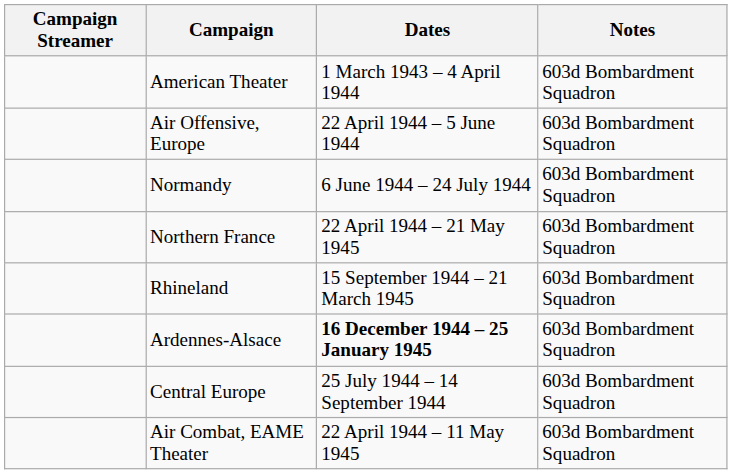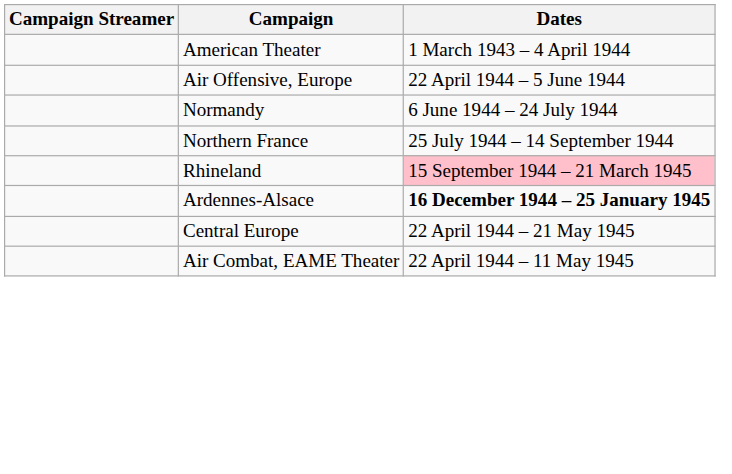- column: (632, 30)
(413, 236) 22 April 1944 – 21 May 1945 -> (541, 140) 25 July 1944 – 14 September 1944
(414, 288) no background -> (550, 170) pink background
(390, 391) 25 July 1944 – 14 September 1944 -> (521, 230) 22 April 1944 – 21 May 1945
